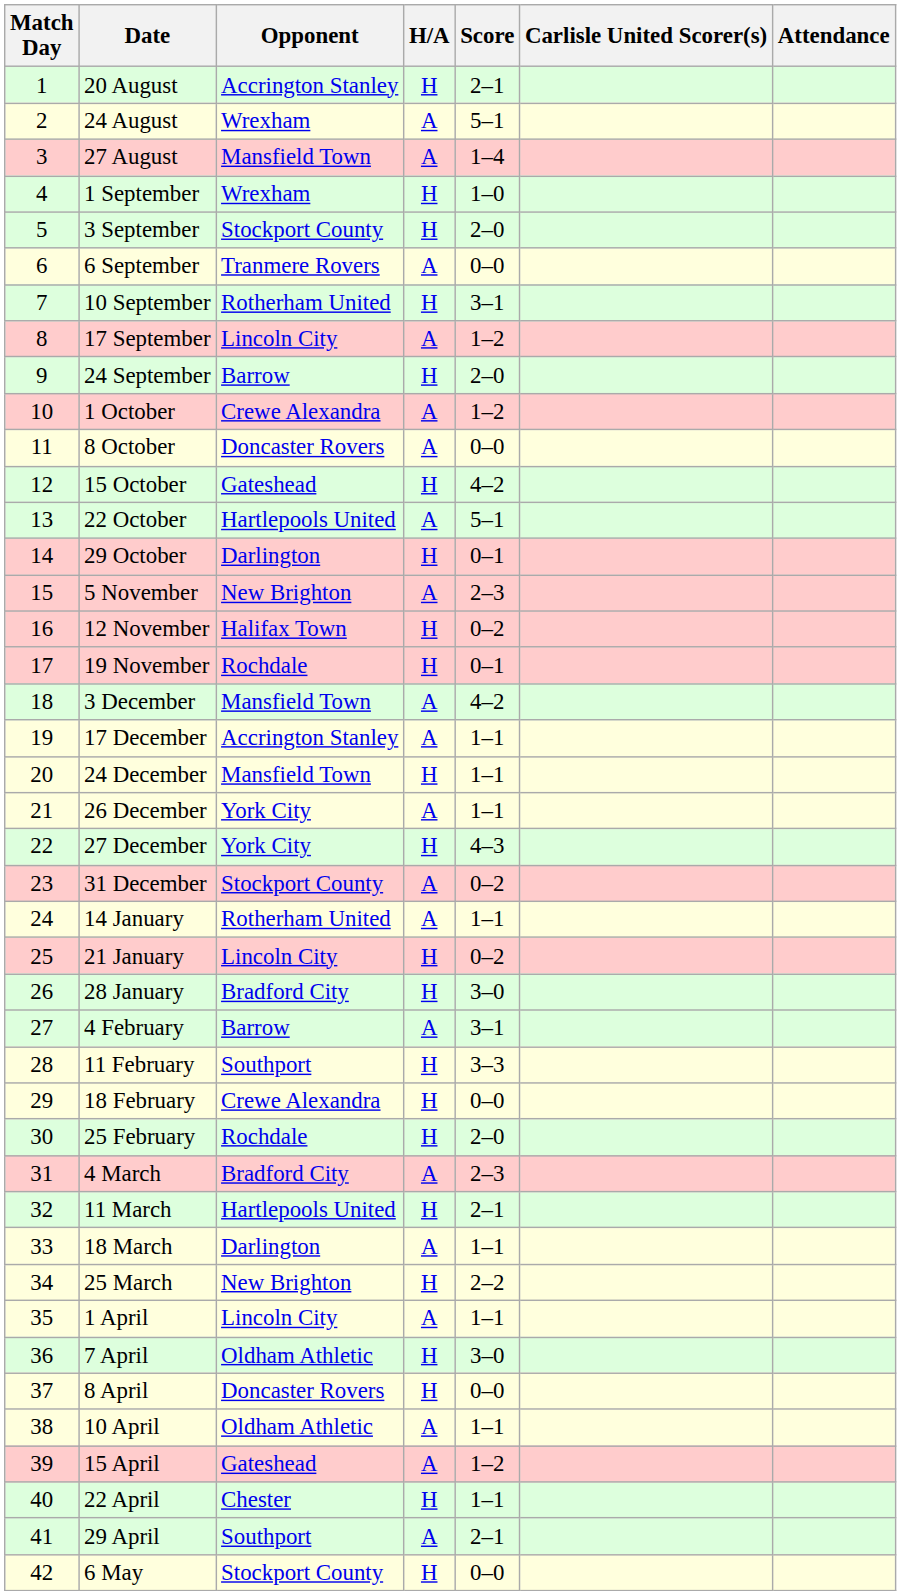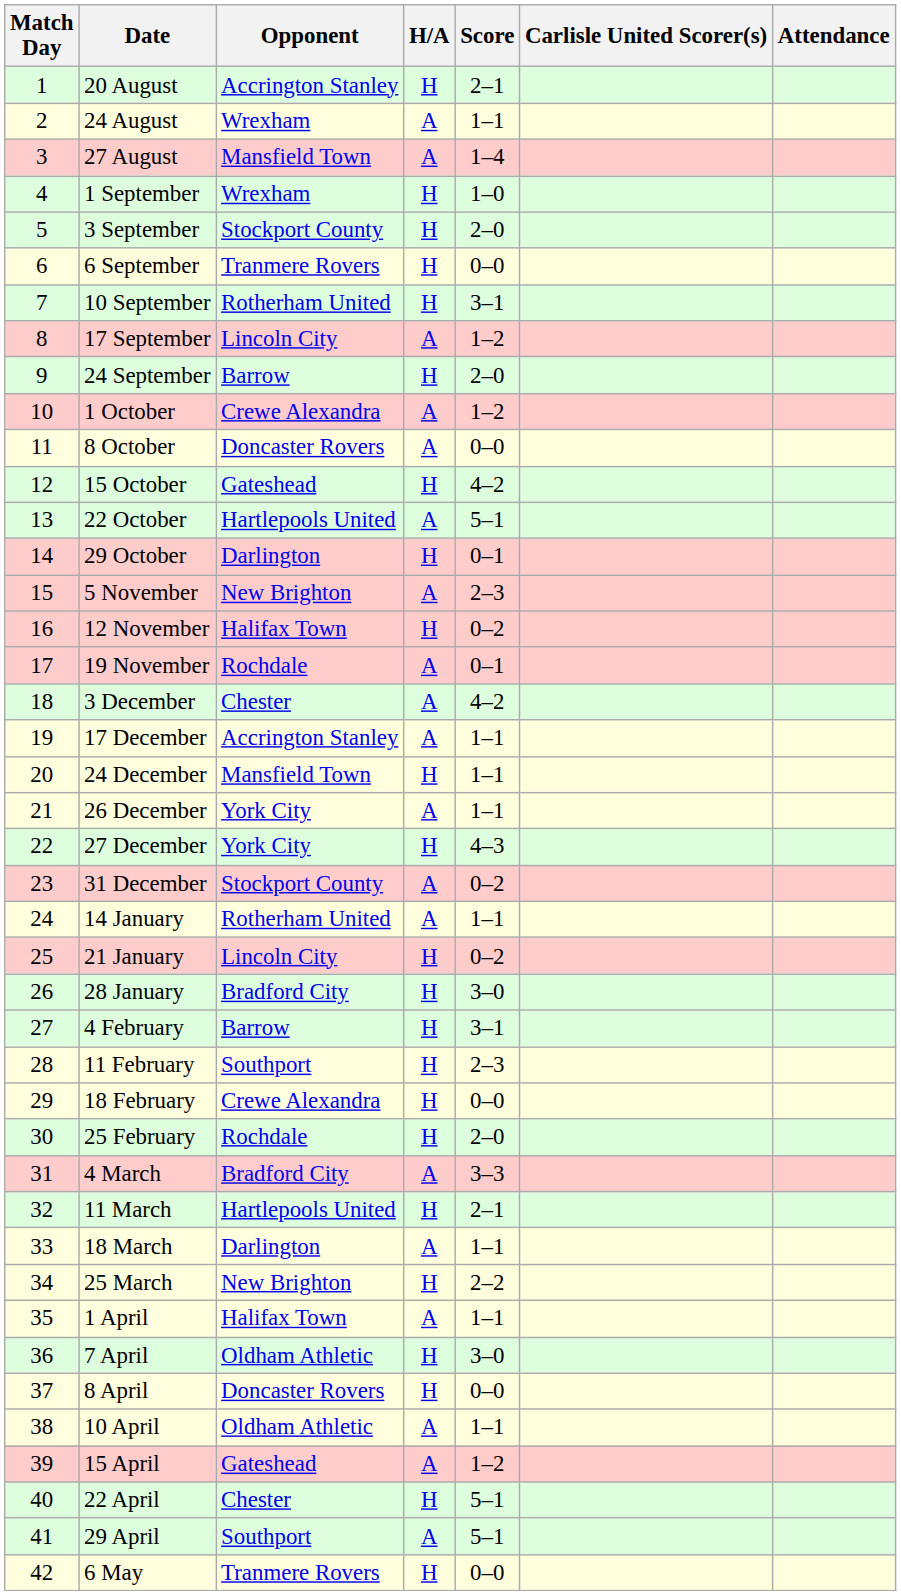(487, 120) 5–1 -> (487, 120) 1–1
(429, 266) A -> (429, 266) H
(429, 665) H -> (429, 665) A
(296, 701) Mansfield Town -> (256, 701) Chester
(429, 1028) A -> (429, 1028) H
(487, 1064) 3–3 -> (487, 1064) 2–3
(487, 1173) 2–3 -> (487, 1173) 3–3
(279, 1318) Lincoln City -> (284, 1318) Halifax Town
(487, 1499) 1–1 -> (487, 1499) 5–1
(487, 1536) 2–1 -> (487, 1536) 5–1
(302, 1572) Stockport County -> (300, 1572) Tranmere Rovers
